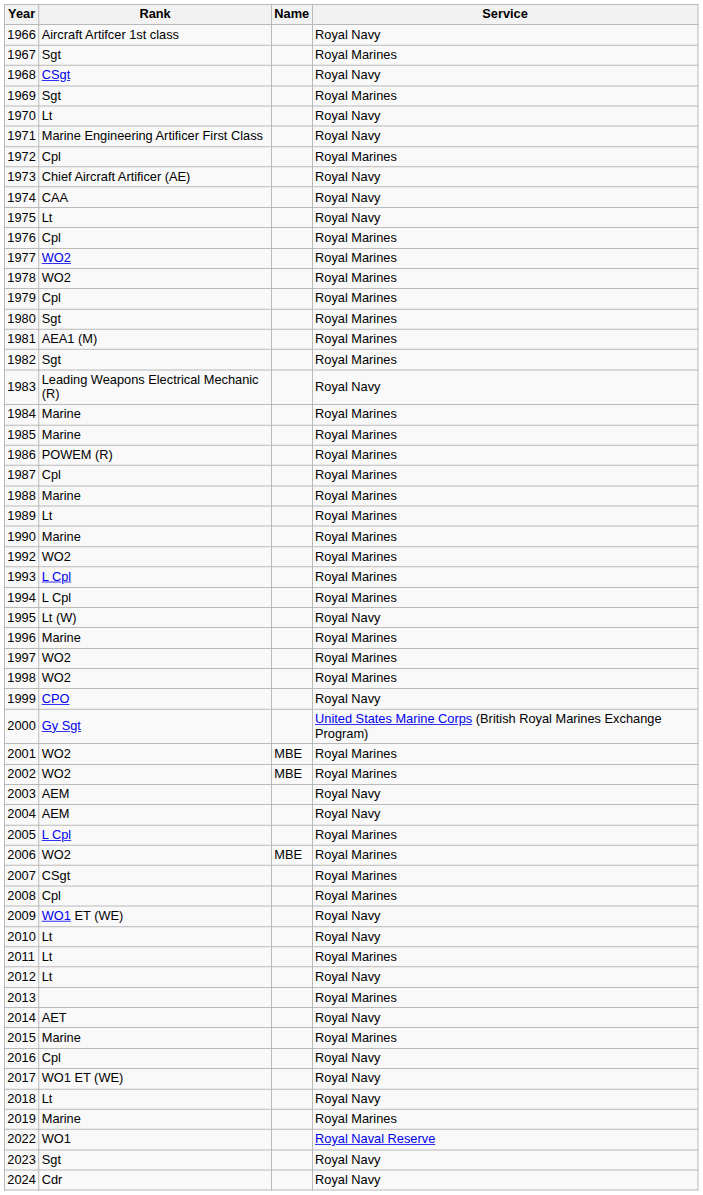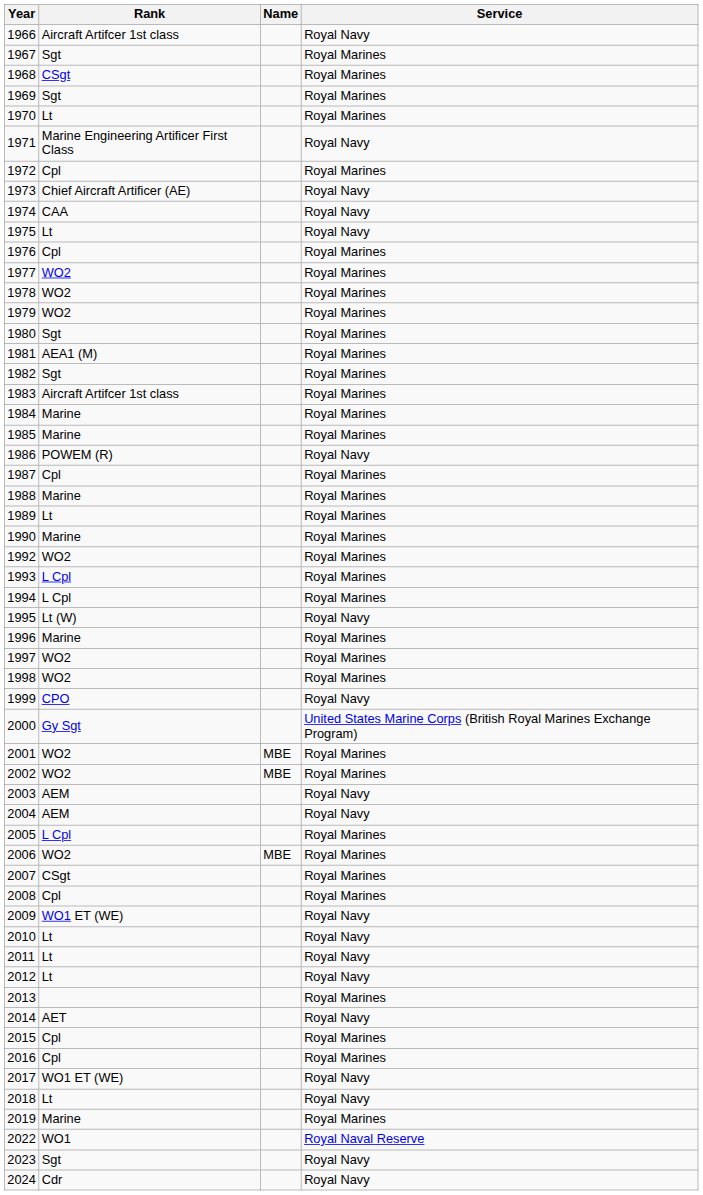(348, 75) Royal Navy -> (345, 75) Royal Marines
(348, 116) Royal Navy -> (345, 116) Royal Marines
(51, 298) Cpl -> (56, 313) WO2
(150, 387) Leading Weapons Electrical Mechanic (R) -> (110, 394) Aircraft Artifcer 1st class
(348, 387) Royal Navy -> (345, 394) Royal Marines
(356, 455) Royal Marines -> (337, 455) Royal Navy
(356, 956) Royal Marines -> (337, 956) Royal Navy
(61, 1038) Marine -> (51, 1038) Cpl
(348, 1058) Royal Navy -> (345, 1058) Royal Marines
